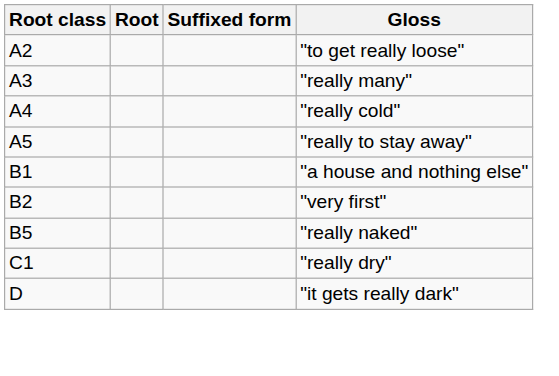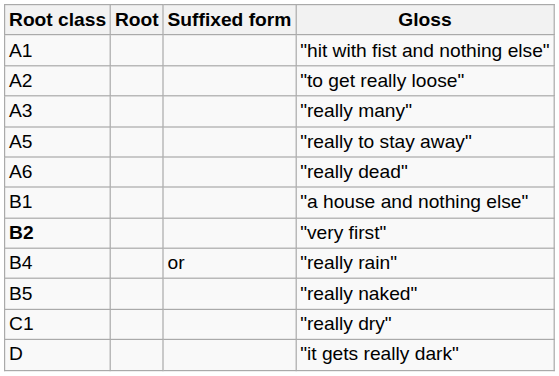+ row: (425, 50)
- row: (350, 111)
+ row: (354, 171)
(21, 202) normal -> (21, 232) bold
+ row: (349, 263)
